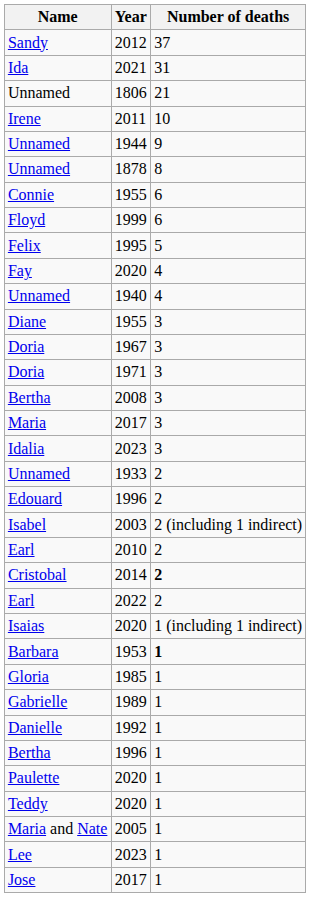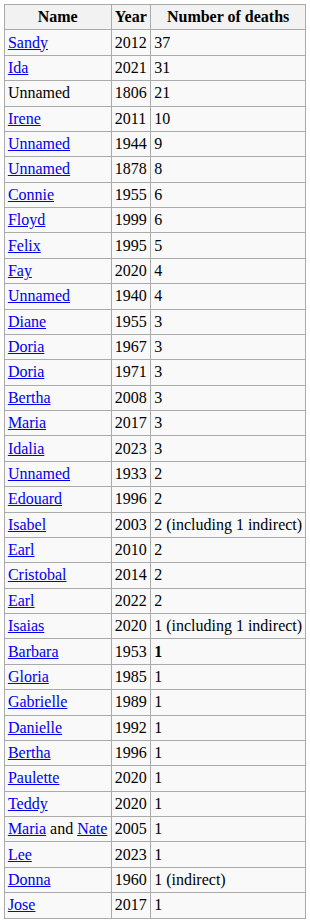(158, 575) bold -> (158, 575) normal
+ row: (29, 879)
